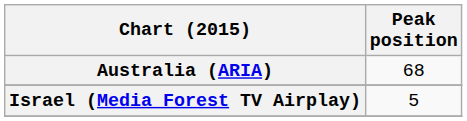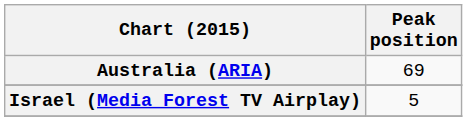(414, 71) 68 -> (414, 71) 69
